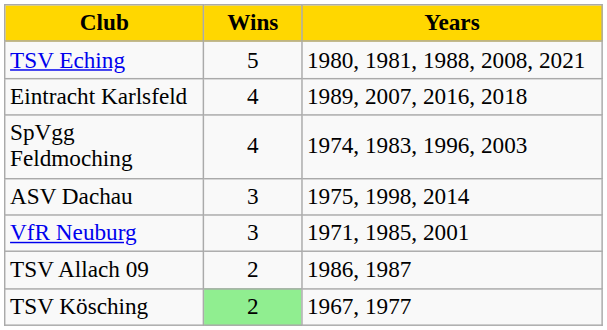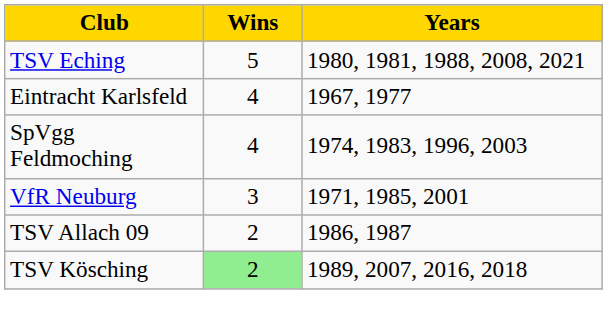(417, 96) 1989, 2007, 2016, 2018 -> (359, 96) 1967, 1977
- row: (71, 196)
(359, 306) 1967, 1977 -> (417, 269) 1989, 2007, 2016, 2018
